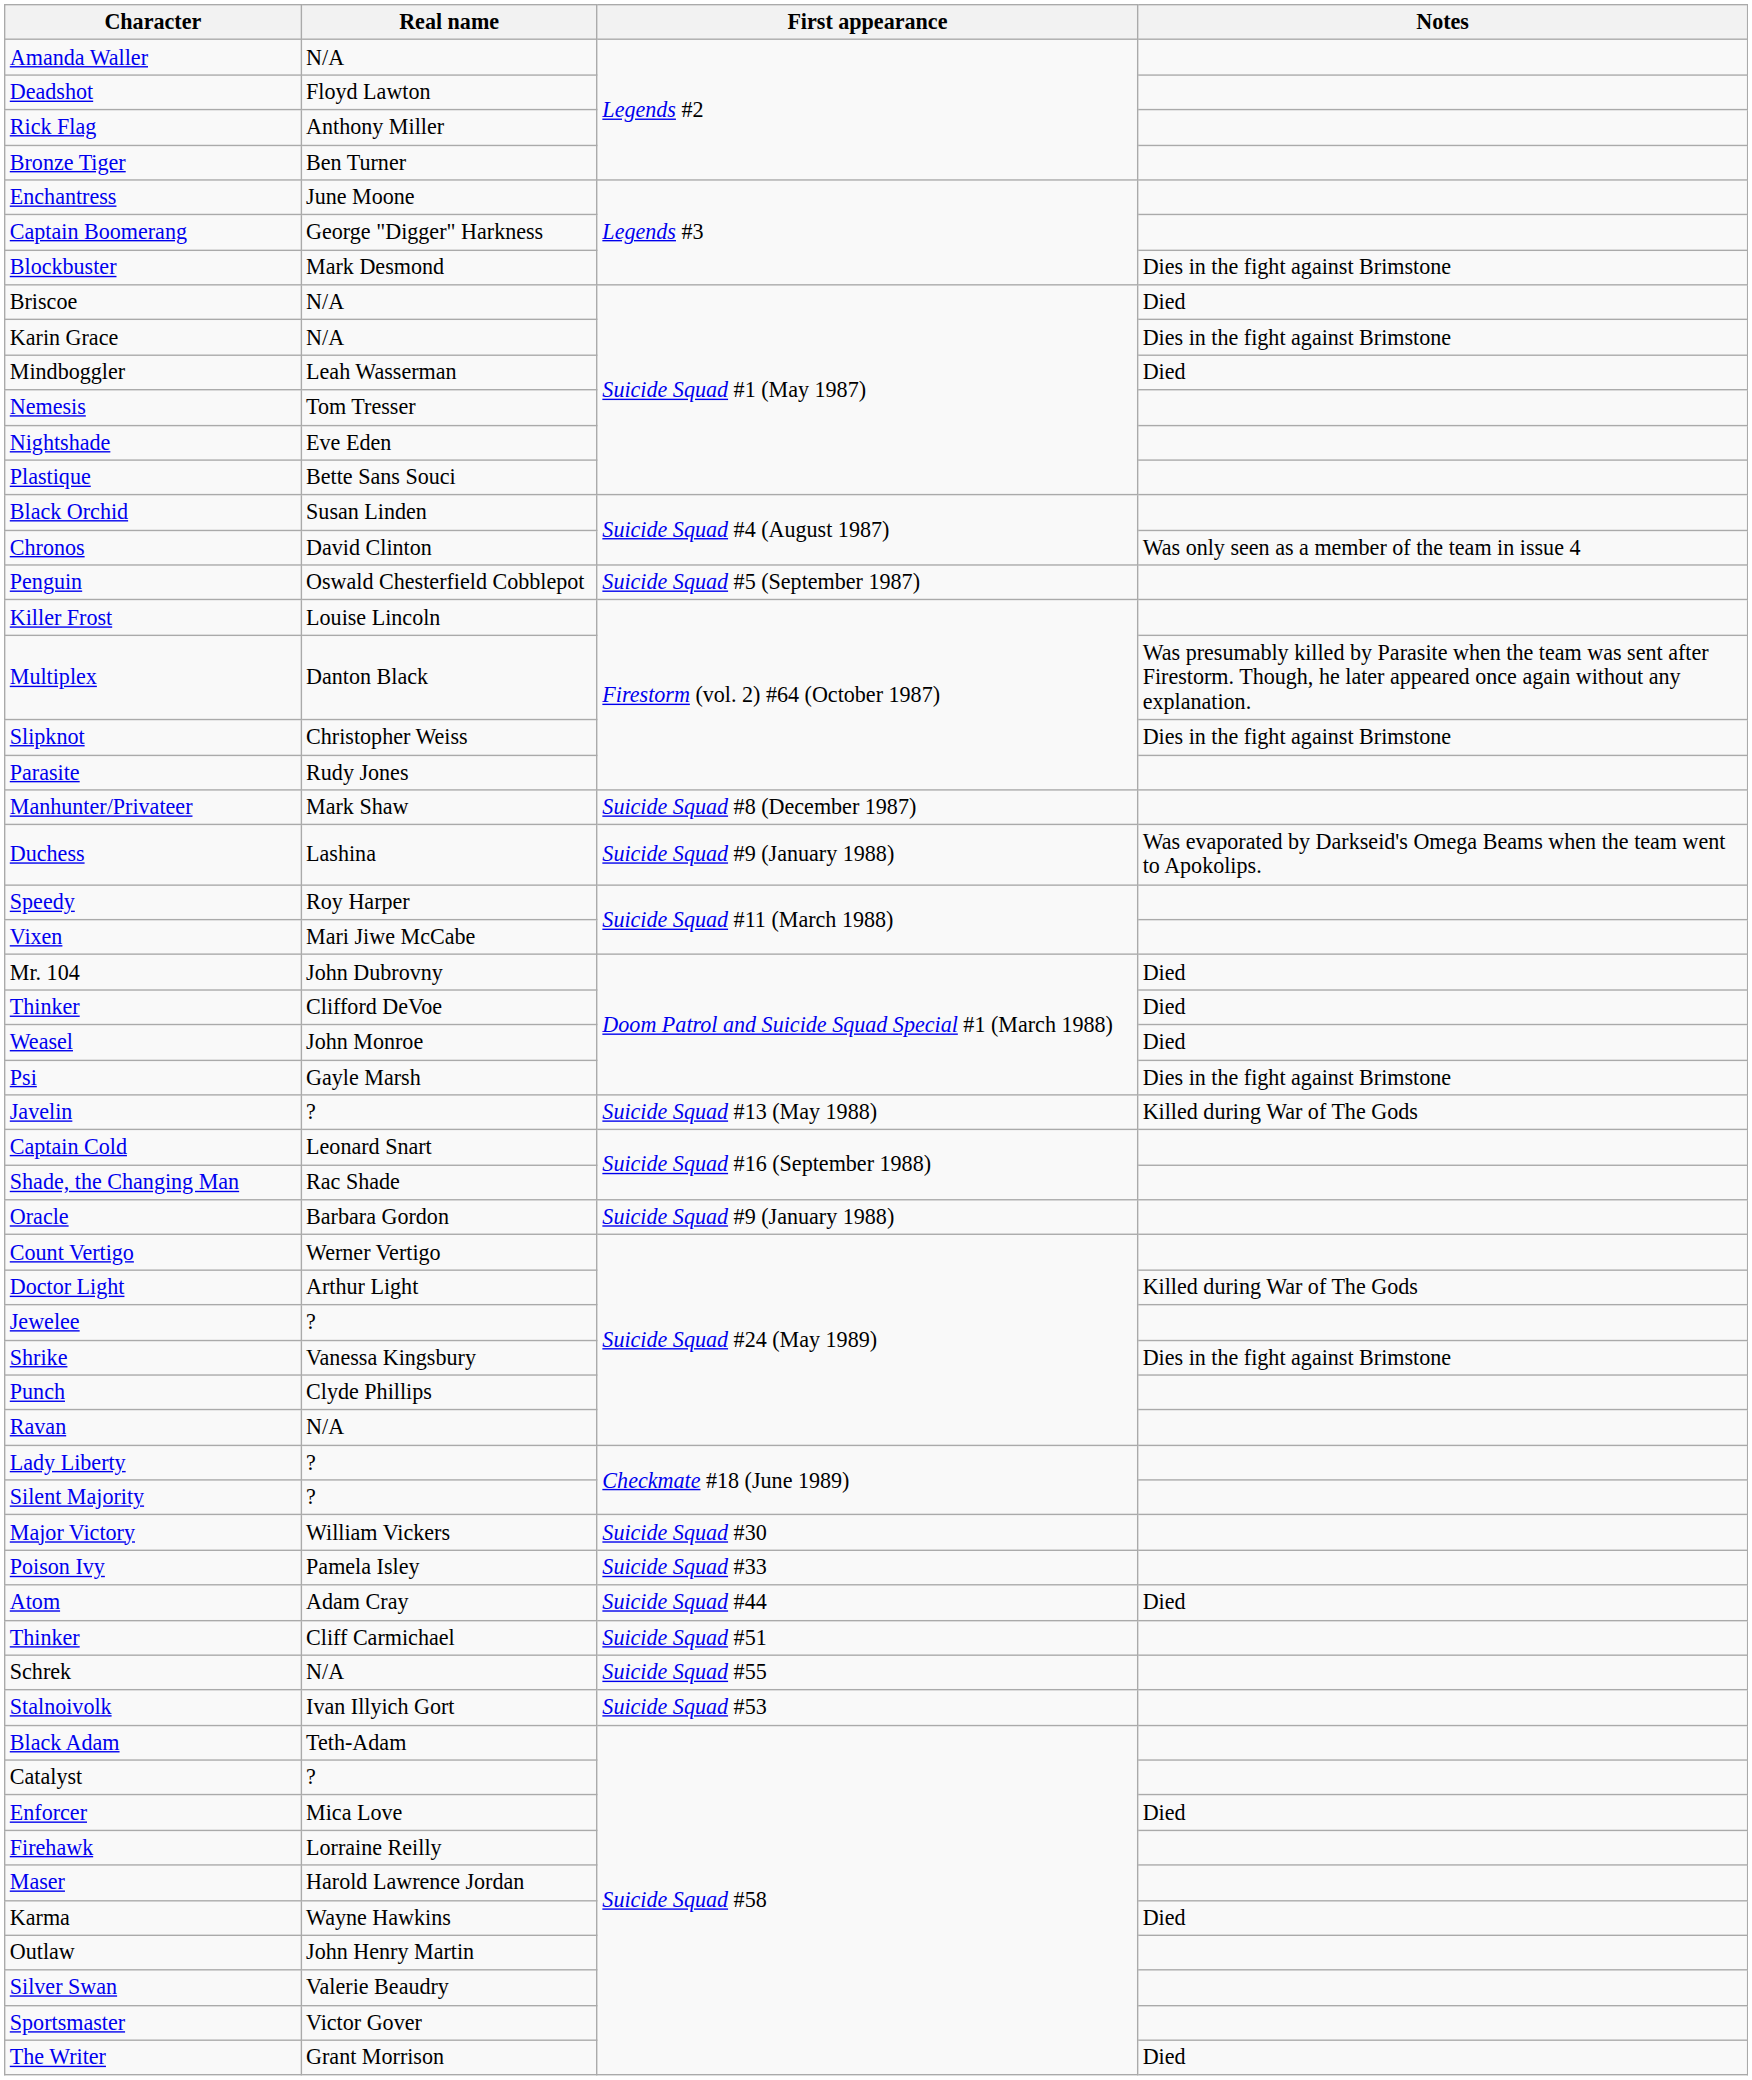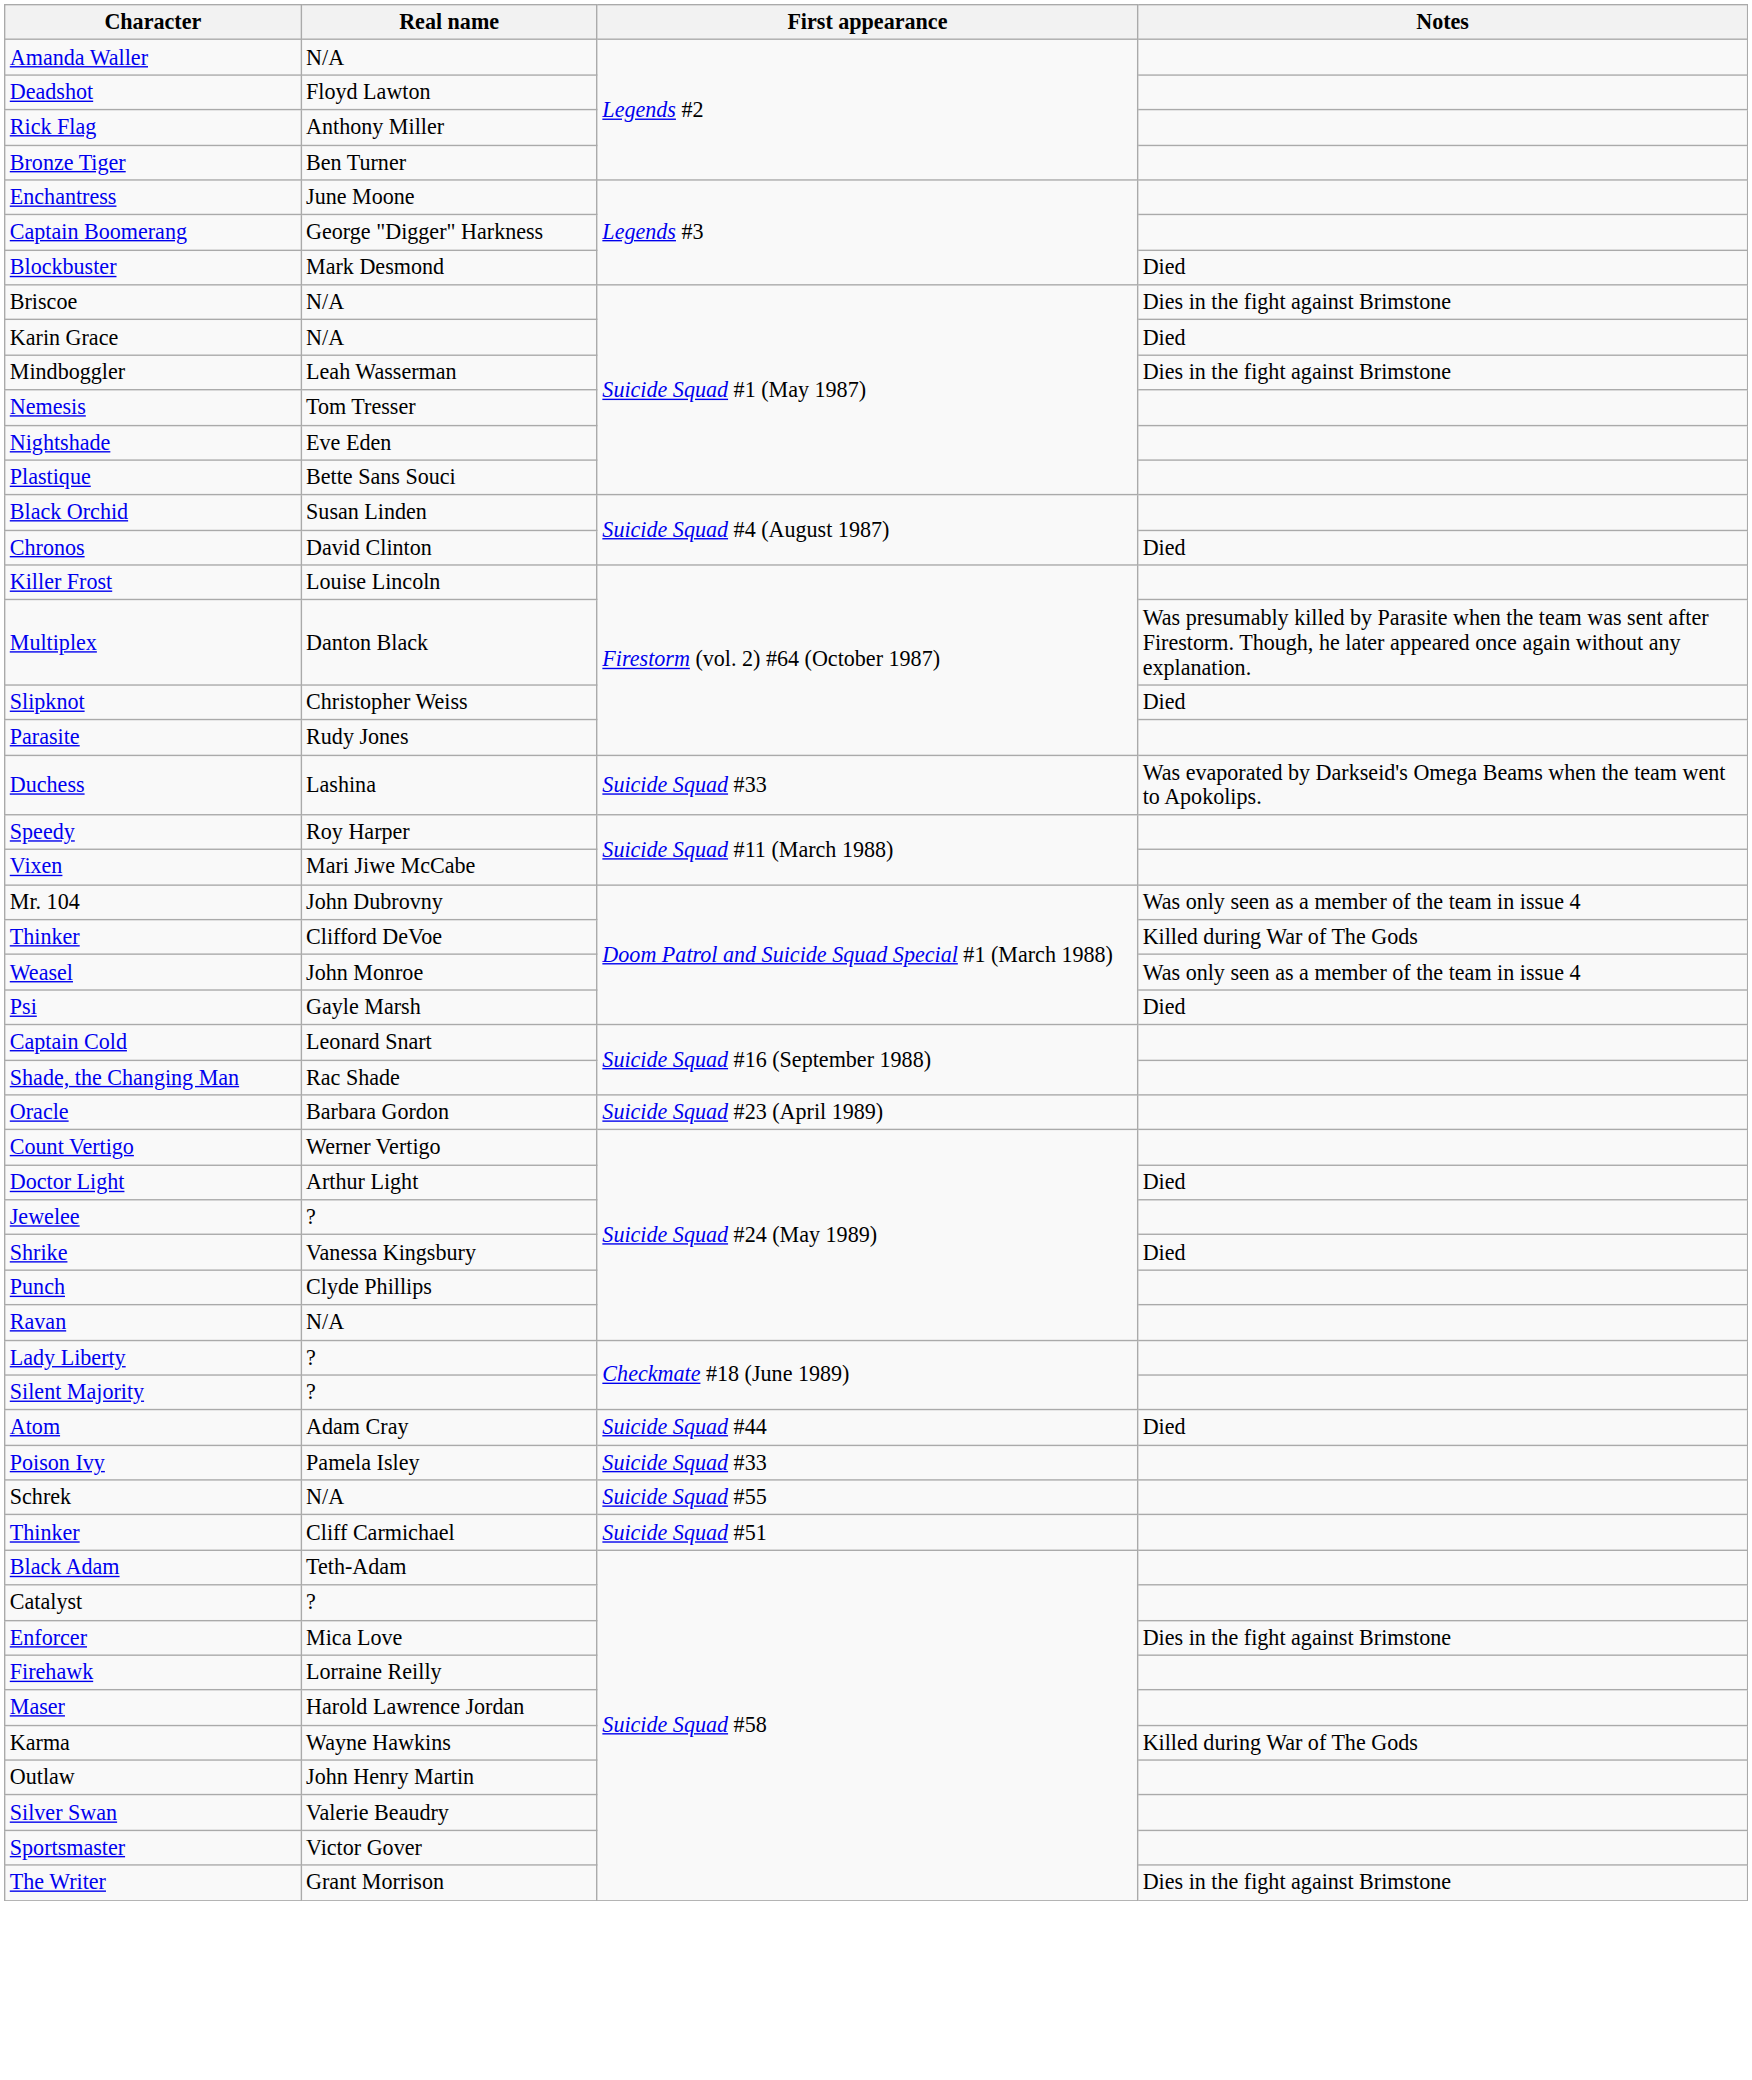(1297, 267) Dies in the fight against Brimstone -> (1164, 267) Died
(1164, 302) Died -> (1297, 302) Dies in the fight against Brimstone
(1297, 337) Dies in the fight against Brimstone -> (1164, 337) Died
(1164, 372) Died -> (1297, 372) Dies in the fight against Brimstone
(1362, 547) Was only seen as a member of the team in issue 4 -> (1164, 547) Died
- row: (46, 582)
(1297, 737) Dies in the fight against Brimstone -> (1164, 702) Died
- row: (101, 807)
(748, 854) Suicide Squad #9 (January 1988) -> (685, 784) Suicide Squad #33
(1164, 971) Died -> (1362, 901) Was only seen as a member of the team in issue 4
(1164, 1006) Died -> (1280, 936) Killed during War of The Gods
(1164, 1042) Died -> (1362, 971) Was only seen as a member of the team in issue 4
(1297, 1077) Dies in the fight against Brimstone -> (1164, 1006) Died
- row: (41, 1112)
(748, 1217) Suicide Squad #9 (January 1988) -> (743, 1112) Suicide Squad #23 (April 1989)
(1280, 1287) Killed during War of The Gods -> (1164, 1182) Died
(1297, 1357) Dies in the fight against Brimstone -> (1164, 1252) Died
- row: (72, 1532)
rows swapped: (57, 1567) <-> (35, 1602)
rows swapped: (45, 1637) <-> (40, 1672)
- row: (61, 1707)
(1164, 1812) Died -> (1297, 1637) Dies in the fight against Brimstone
(1164, 1917) Died -> (1280, 1742) Killed during War of The Gods
(1164, 2057) Died -> (1297, 1882) Dies in the fight against Brimstone
